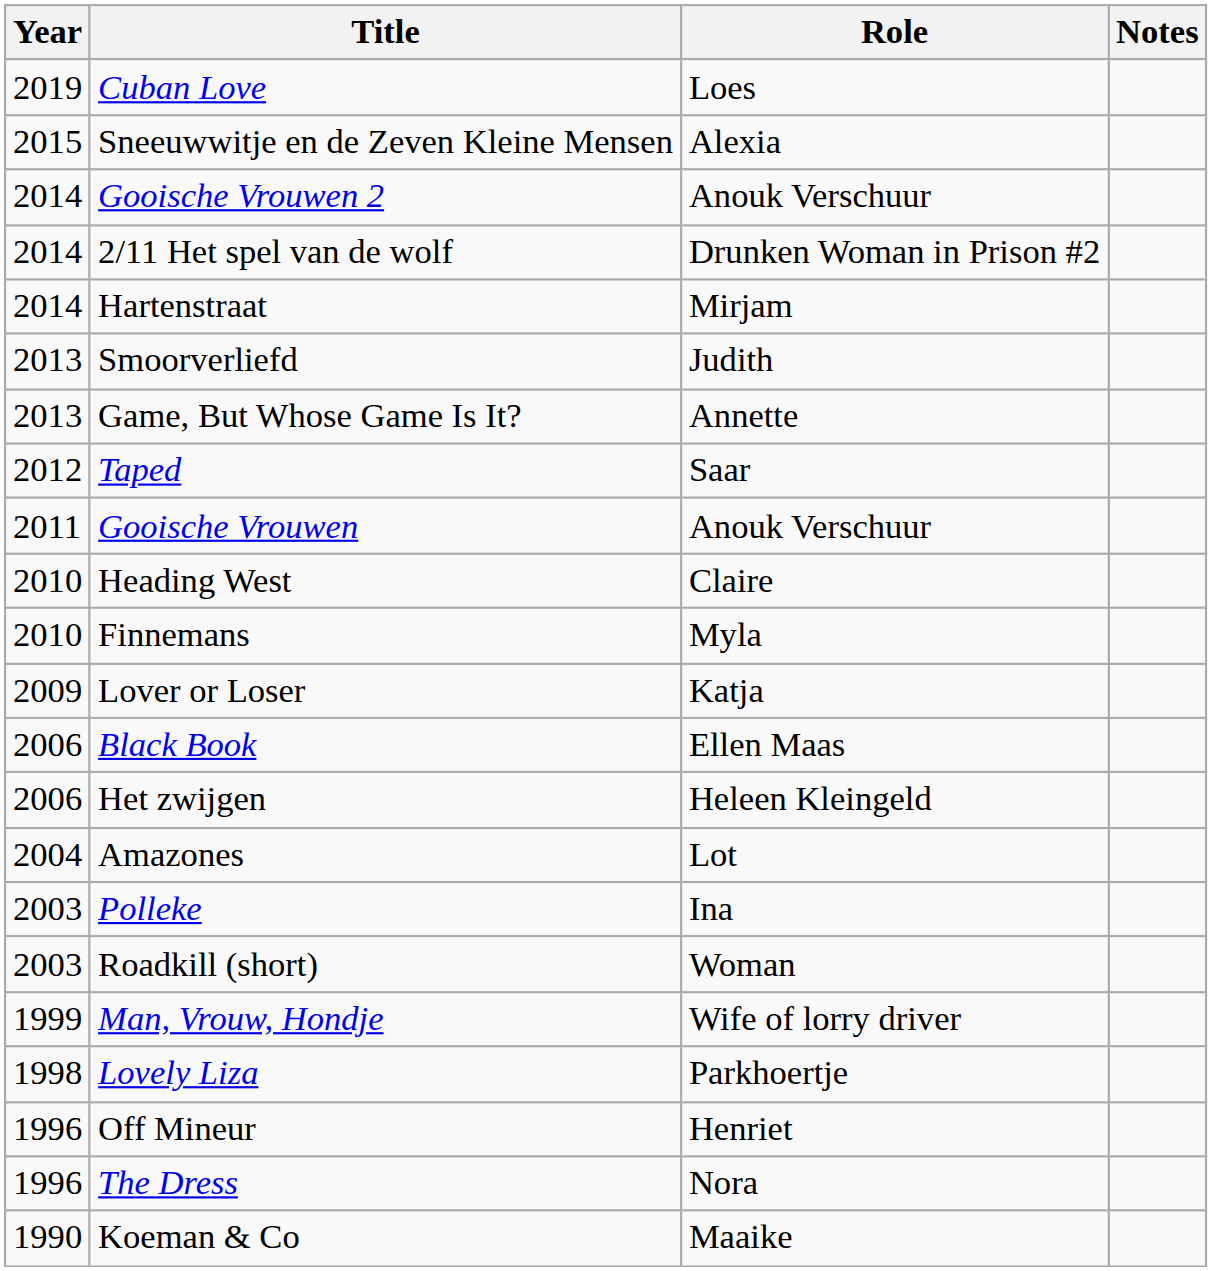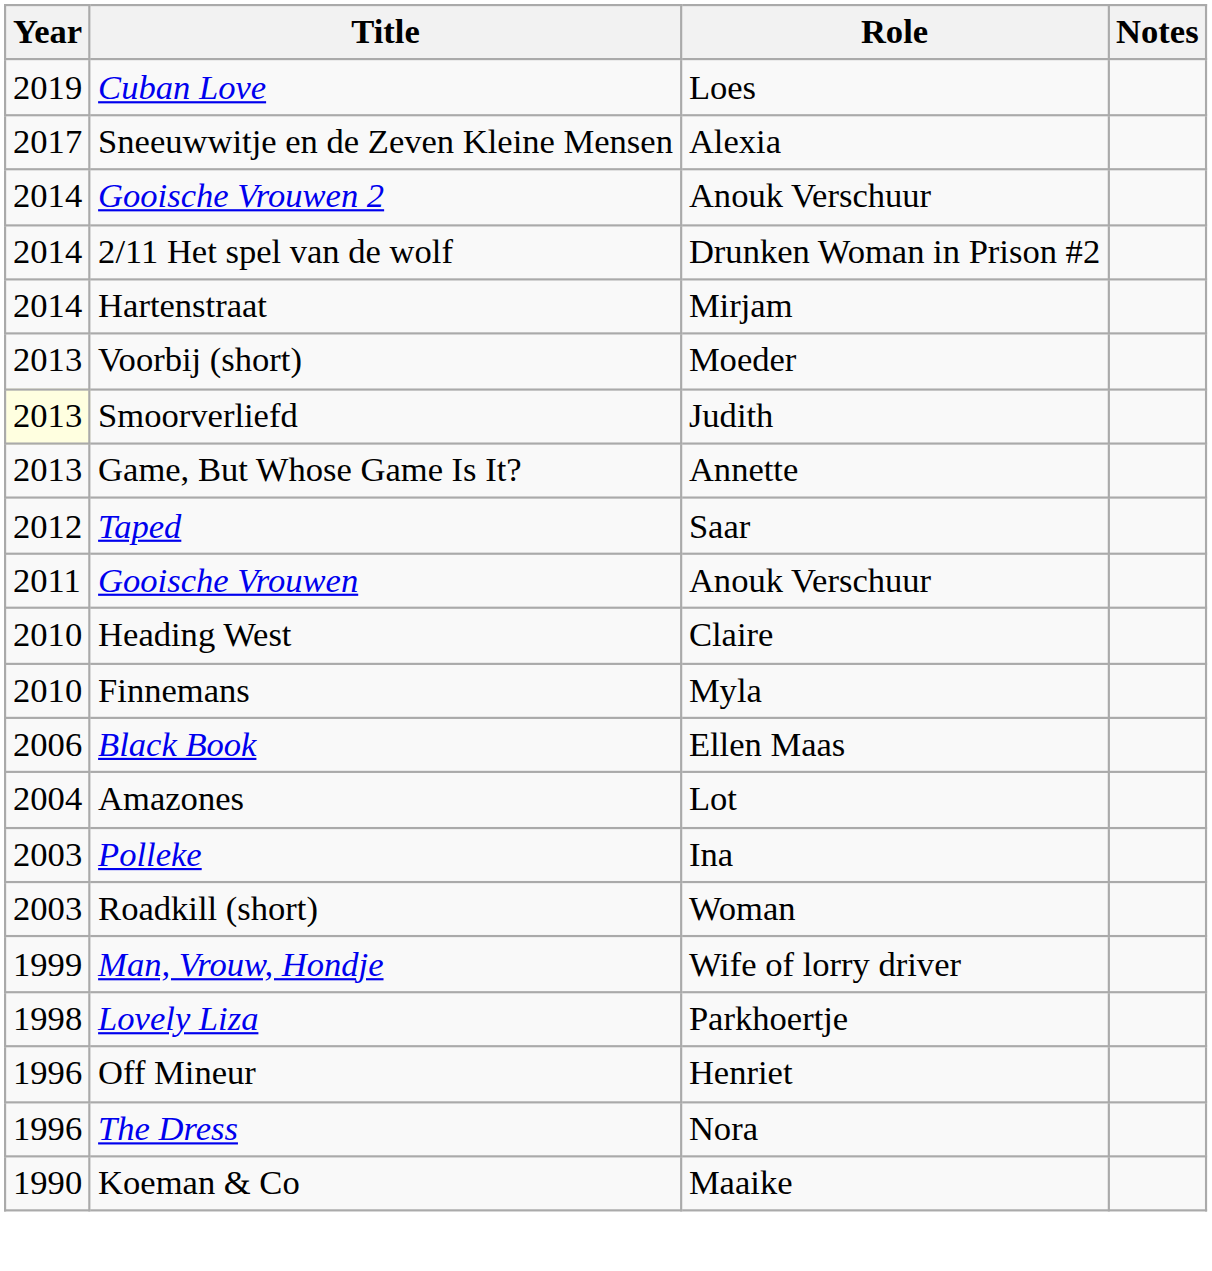(48, 141) 2015 -> (48, 141) 2017
+ row: (200, 360)
(48, 360) no background -> (48, 415) lightyellow background
- row: (202, 689)
- row: (182, 799)
